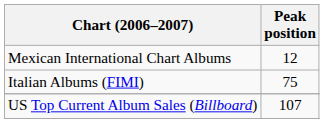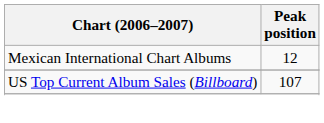- row: (76, 81)
